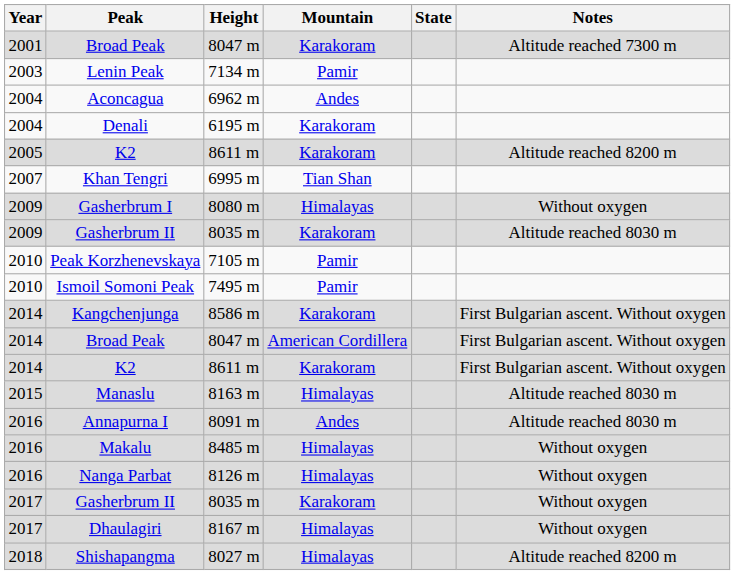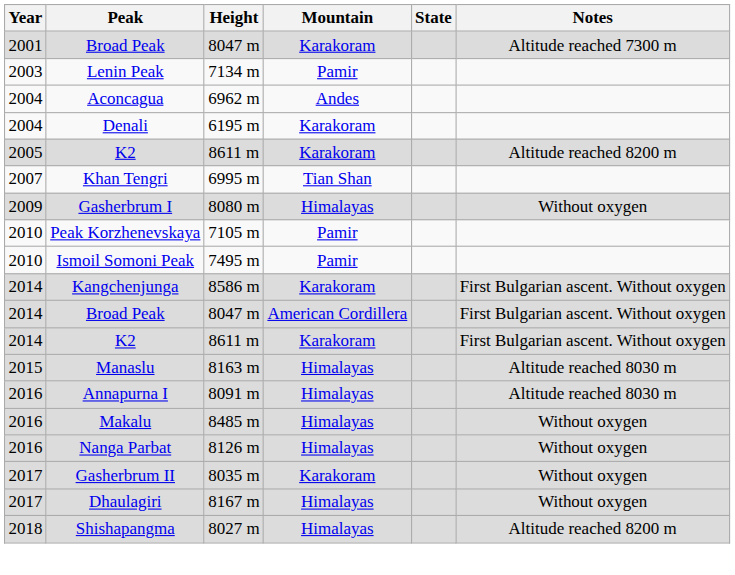- row: (25, 233)
(337, 421) Andes -> (337, 394) Himalayas
